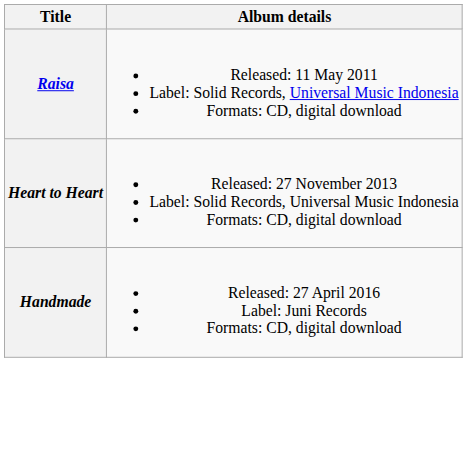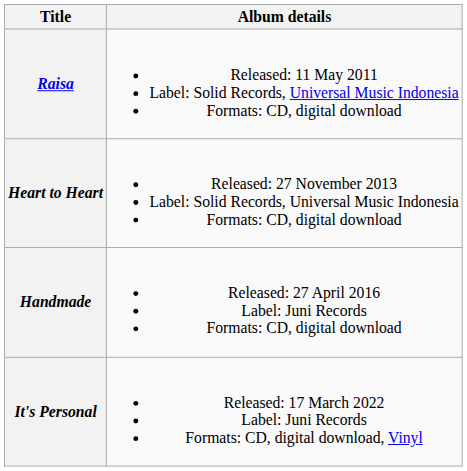+ row: (56, 411)
